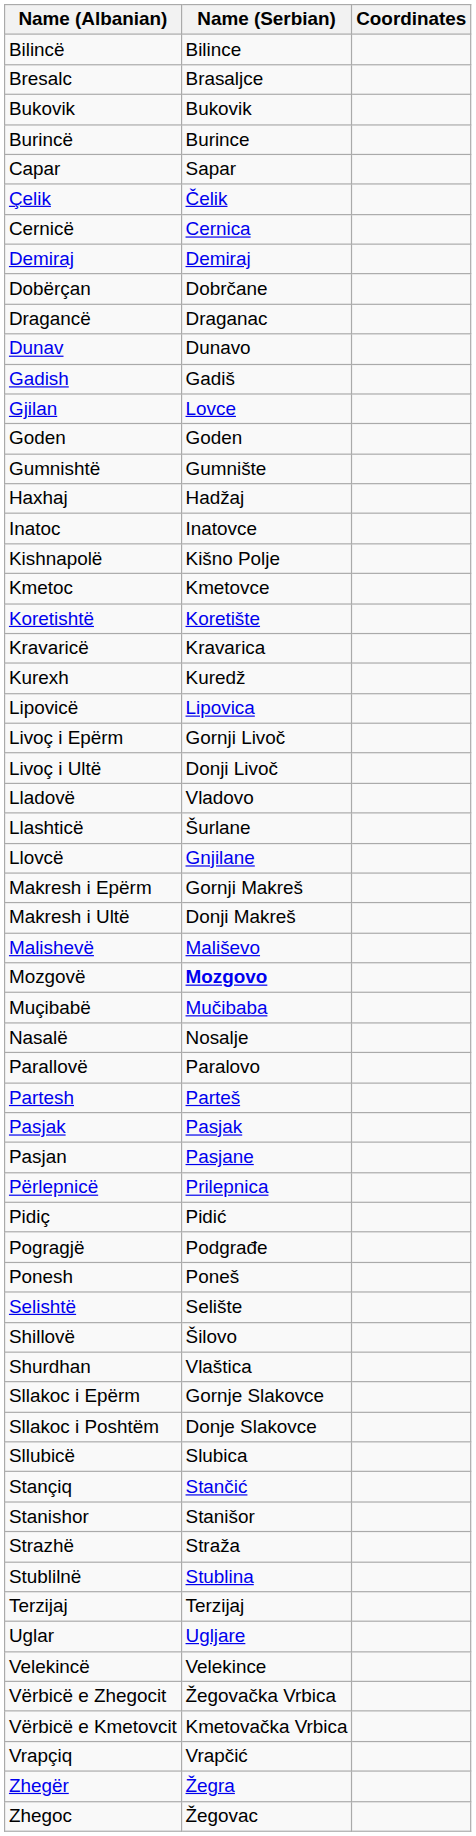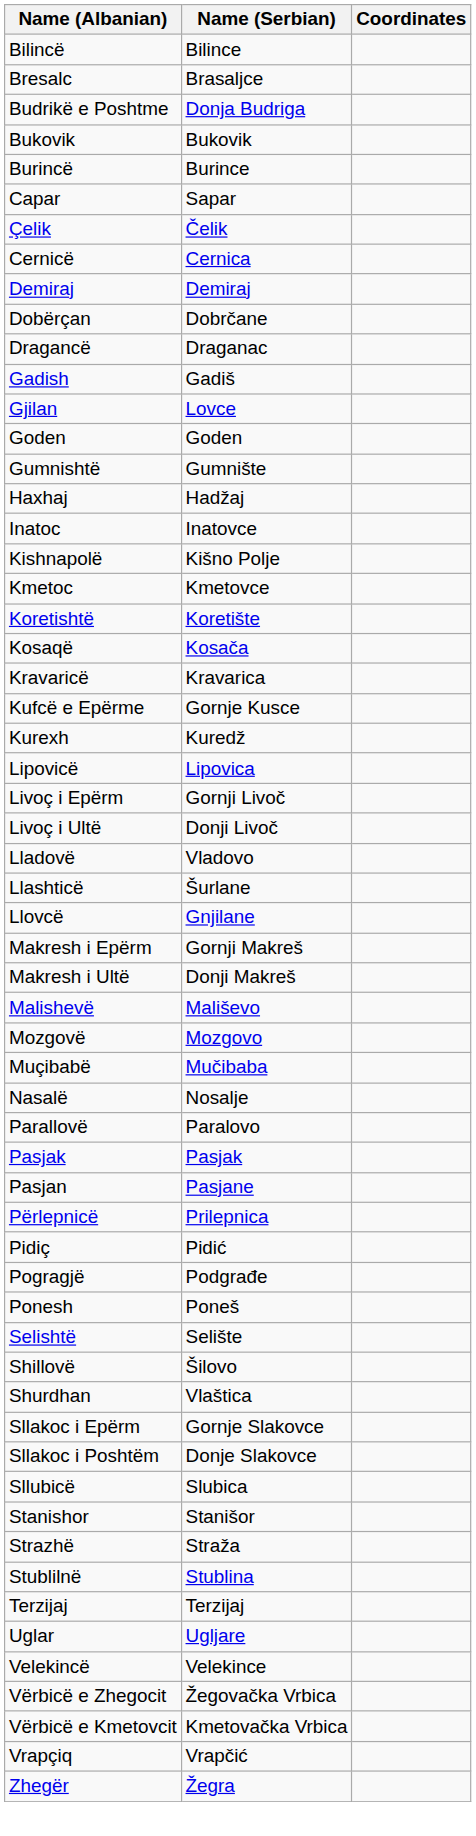+ row: (89, 109)
- row: (36, 348)
+ row: (41, 648)
+ row: (77, 708)
(226, 977) bold -> (224, 1037) normal
- row: (41, 1097)
- row: (40, 1486)
- row: (40, 1816)
